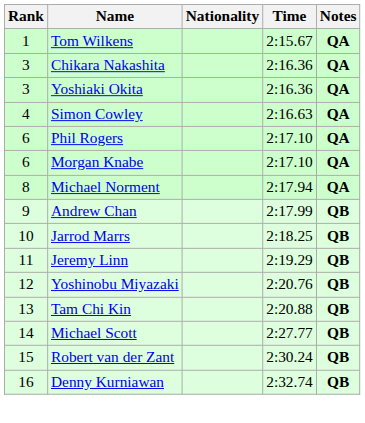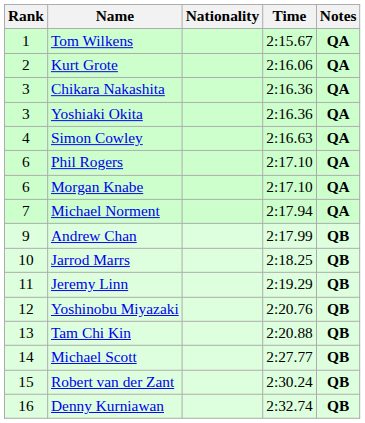+ row: (84, 65)
(26, 187) 8 -> (26, 211) 7
